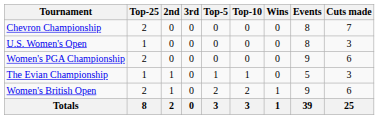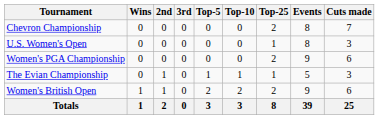columns swapped: (277, 12) <-> (144, 12)
